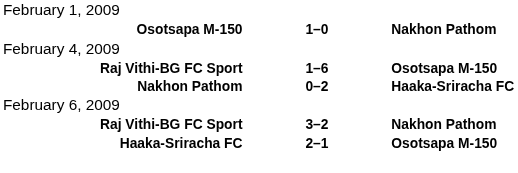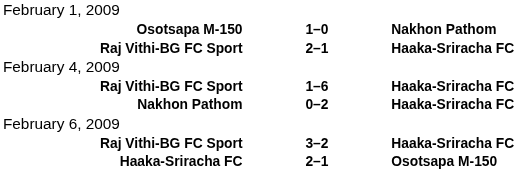+ row: (171, 48)
(444, 68) Osotsapa M-150 -> (453, 86) Haaka-Sriracha FC
(444, 125) Nakhon Pathom -> (453, 143) Haaka-Sriracha FC
